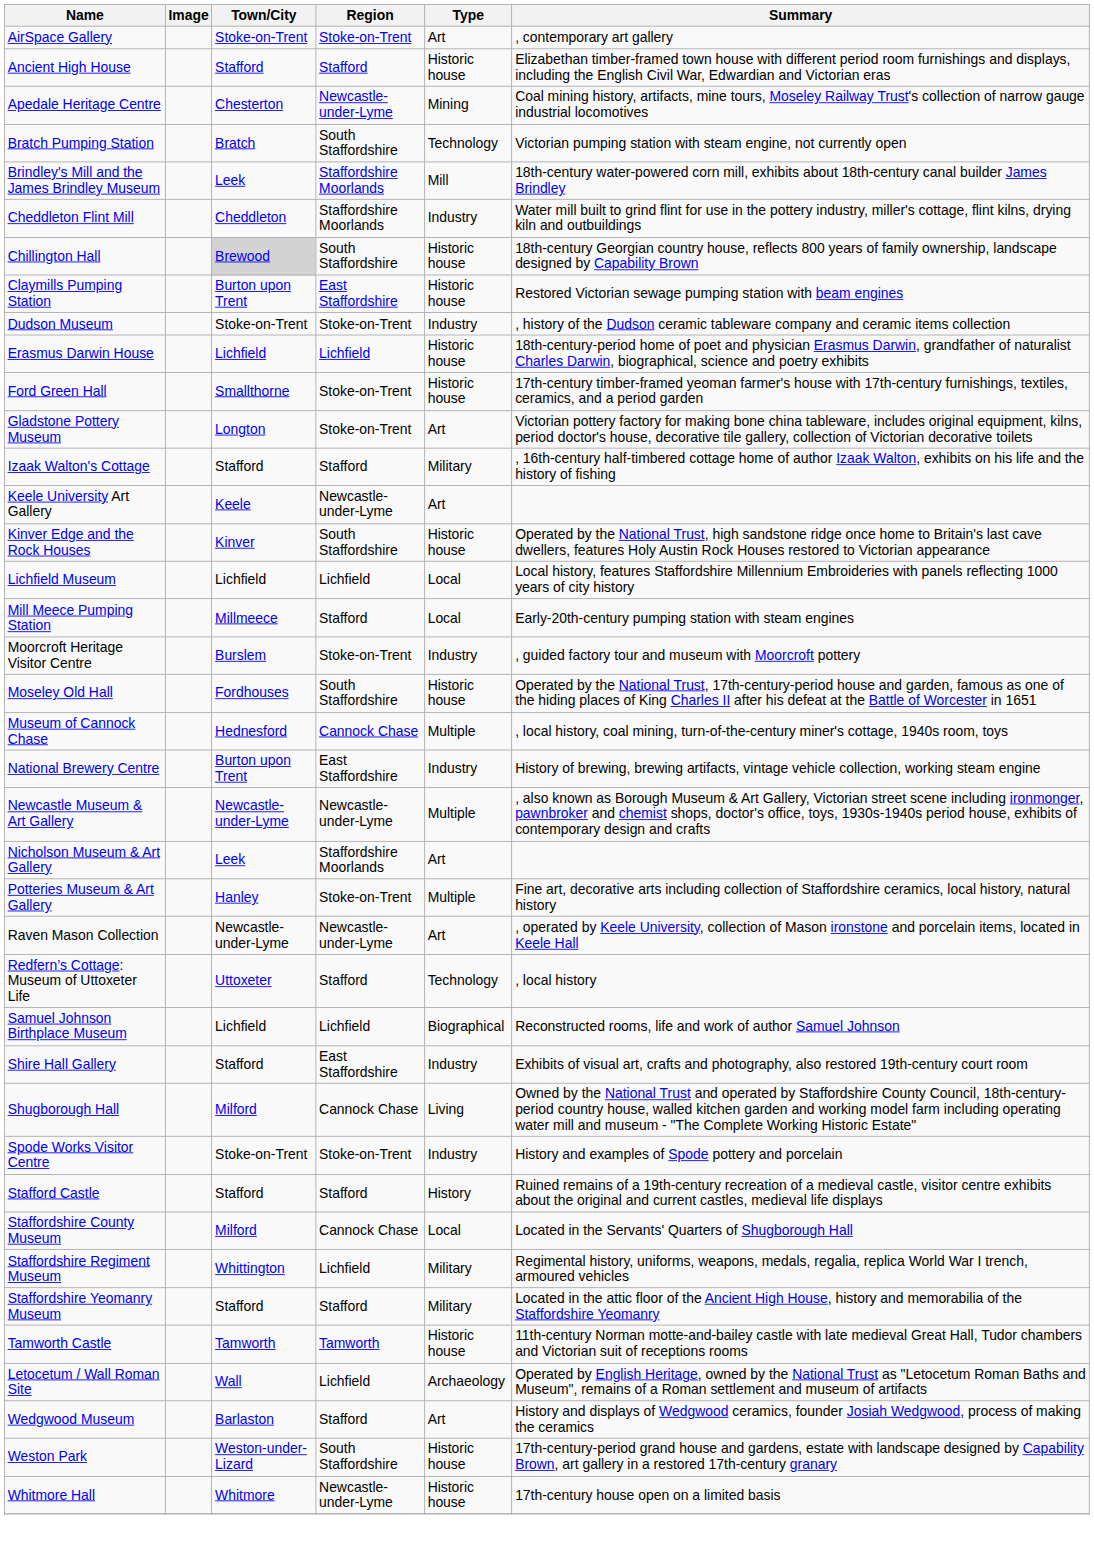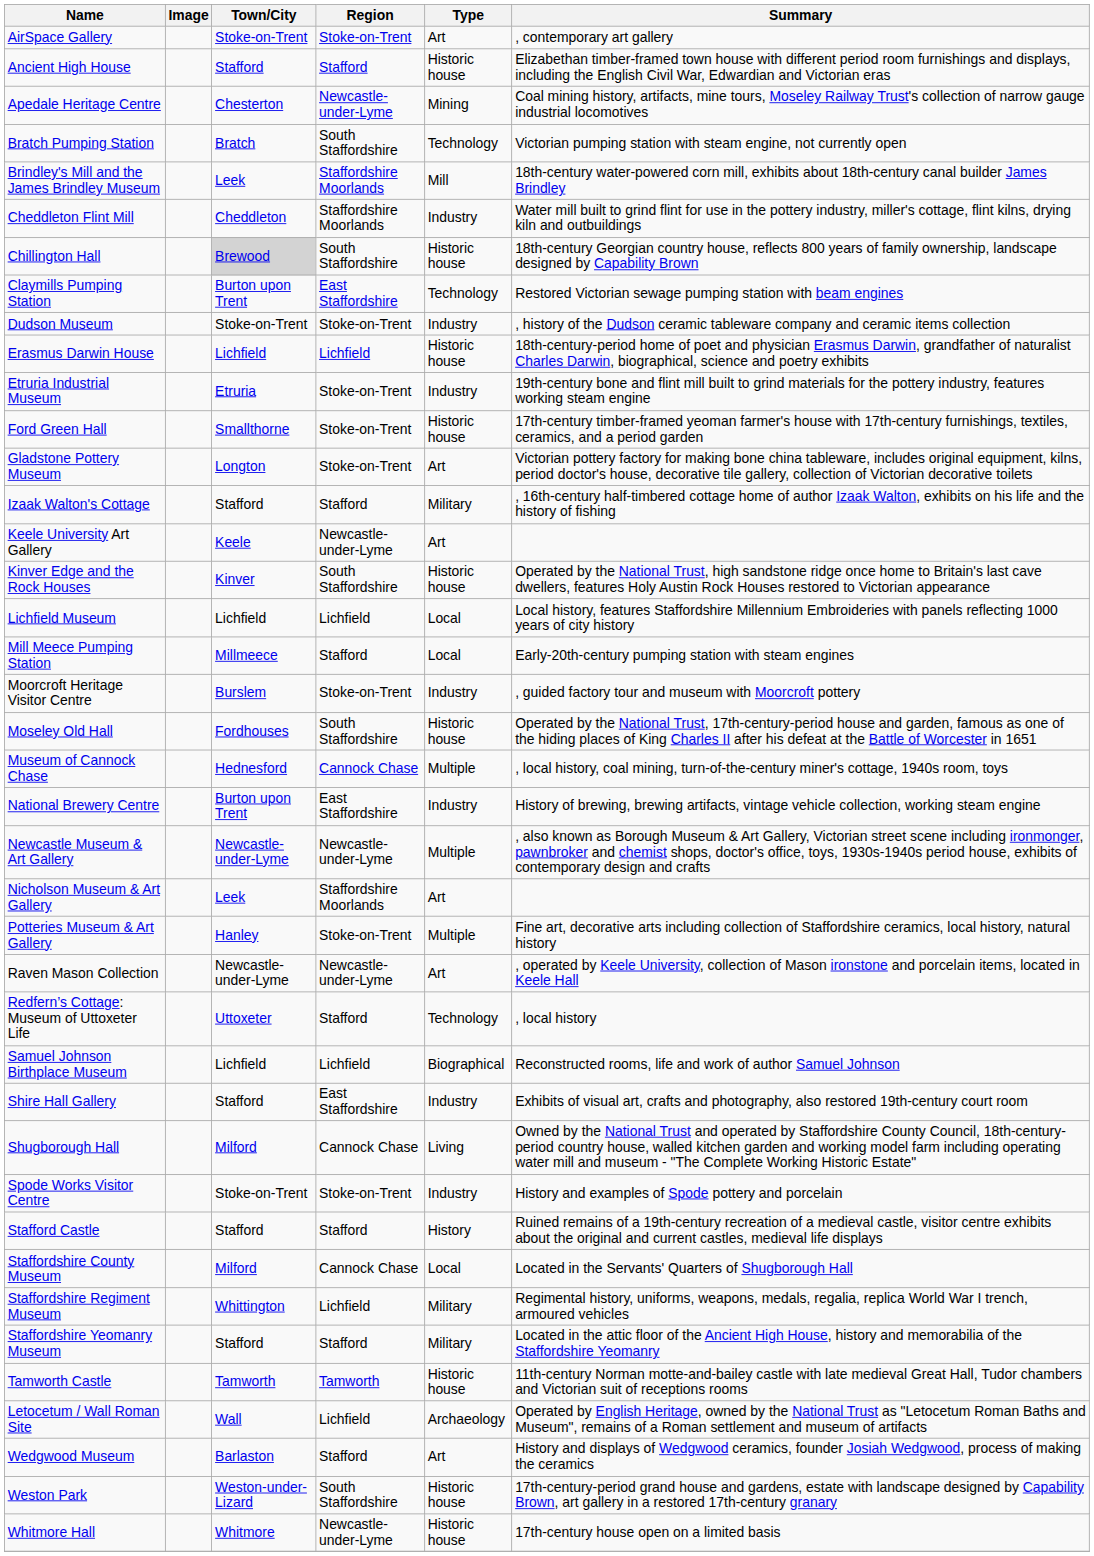(451, 293) Historic house -> (463, 293) Technology
+ row: (58, 391)
